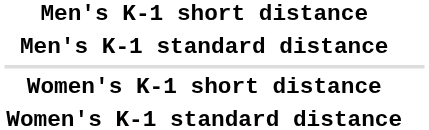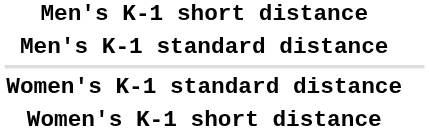rows swapped: (204, 87) <-> (204, 120)
